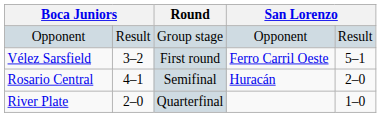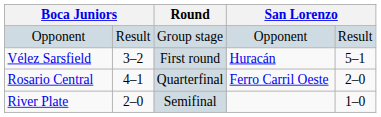(279, 58) Ferro Carril Oeste -> (253, 58) Huracán
(190, 79) Semifinal -> (190, 79) Quarterfinal
(253, 79) Huracán -> (279, 79) Ferro Carril Oeste
(190, 101) Quarterfinal -> (190, 101) Semifinal
